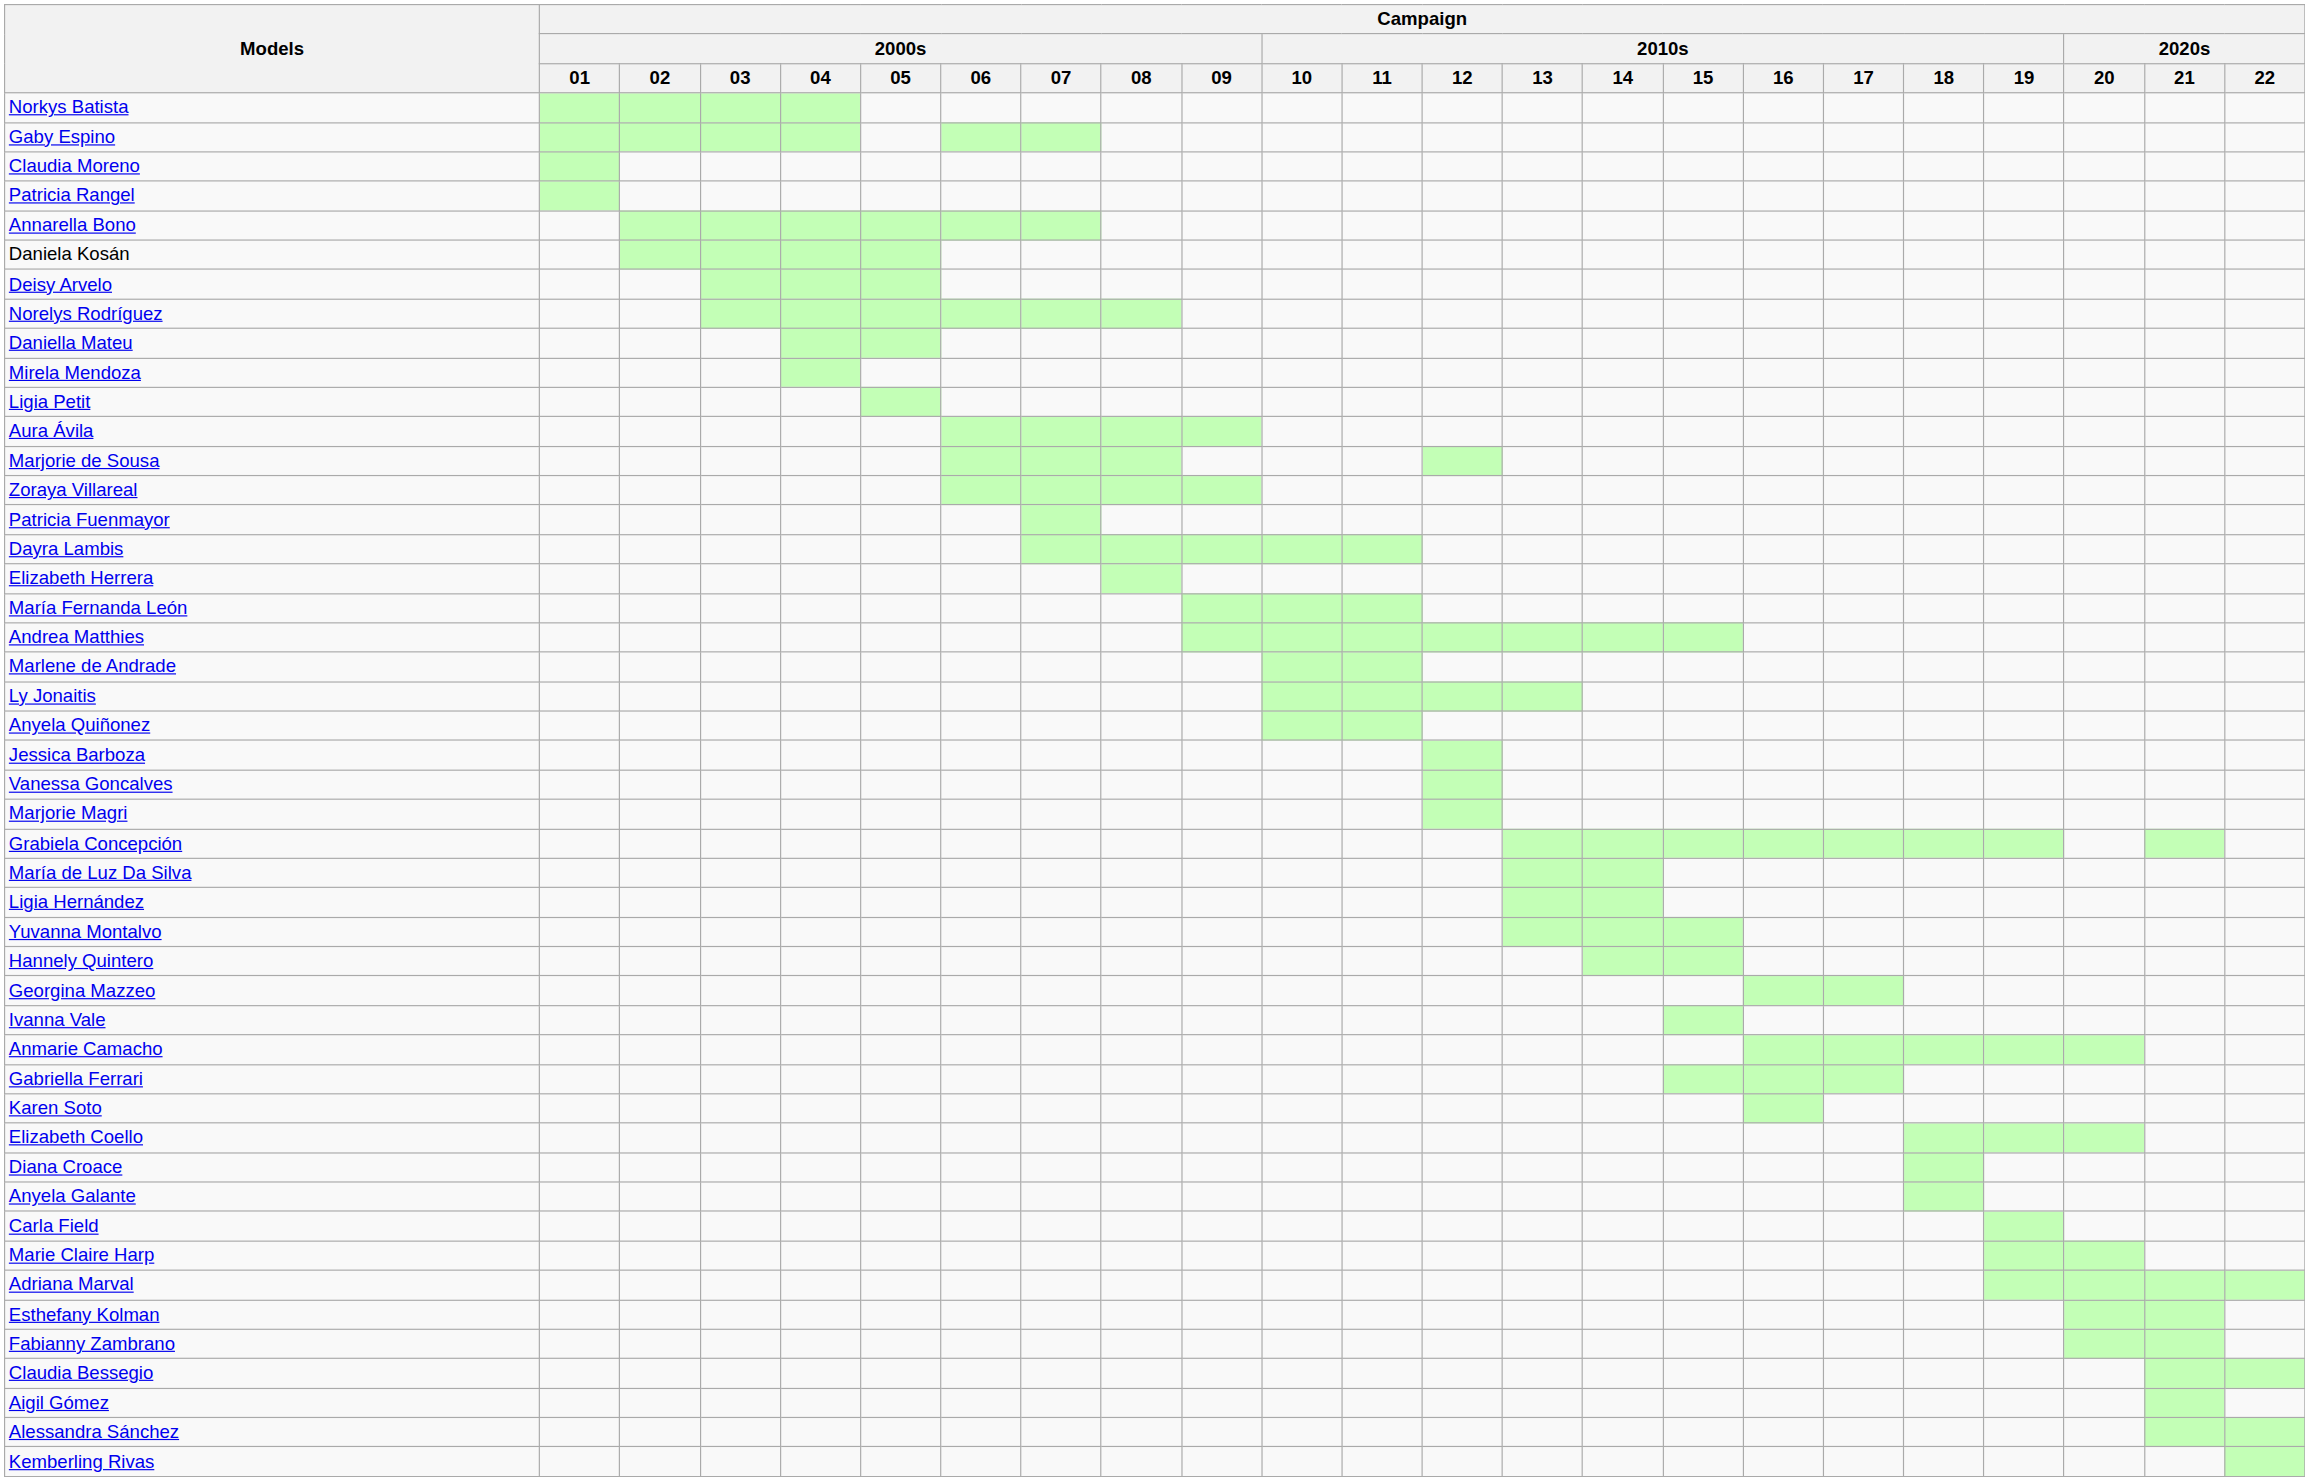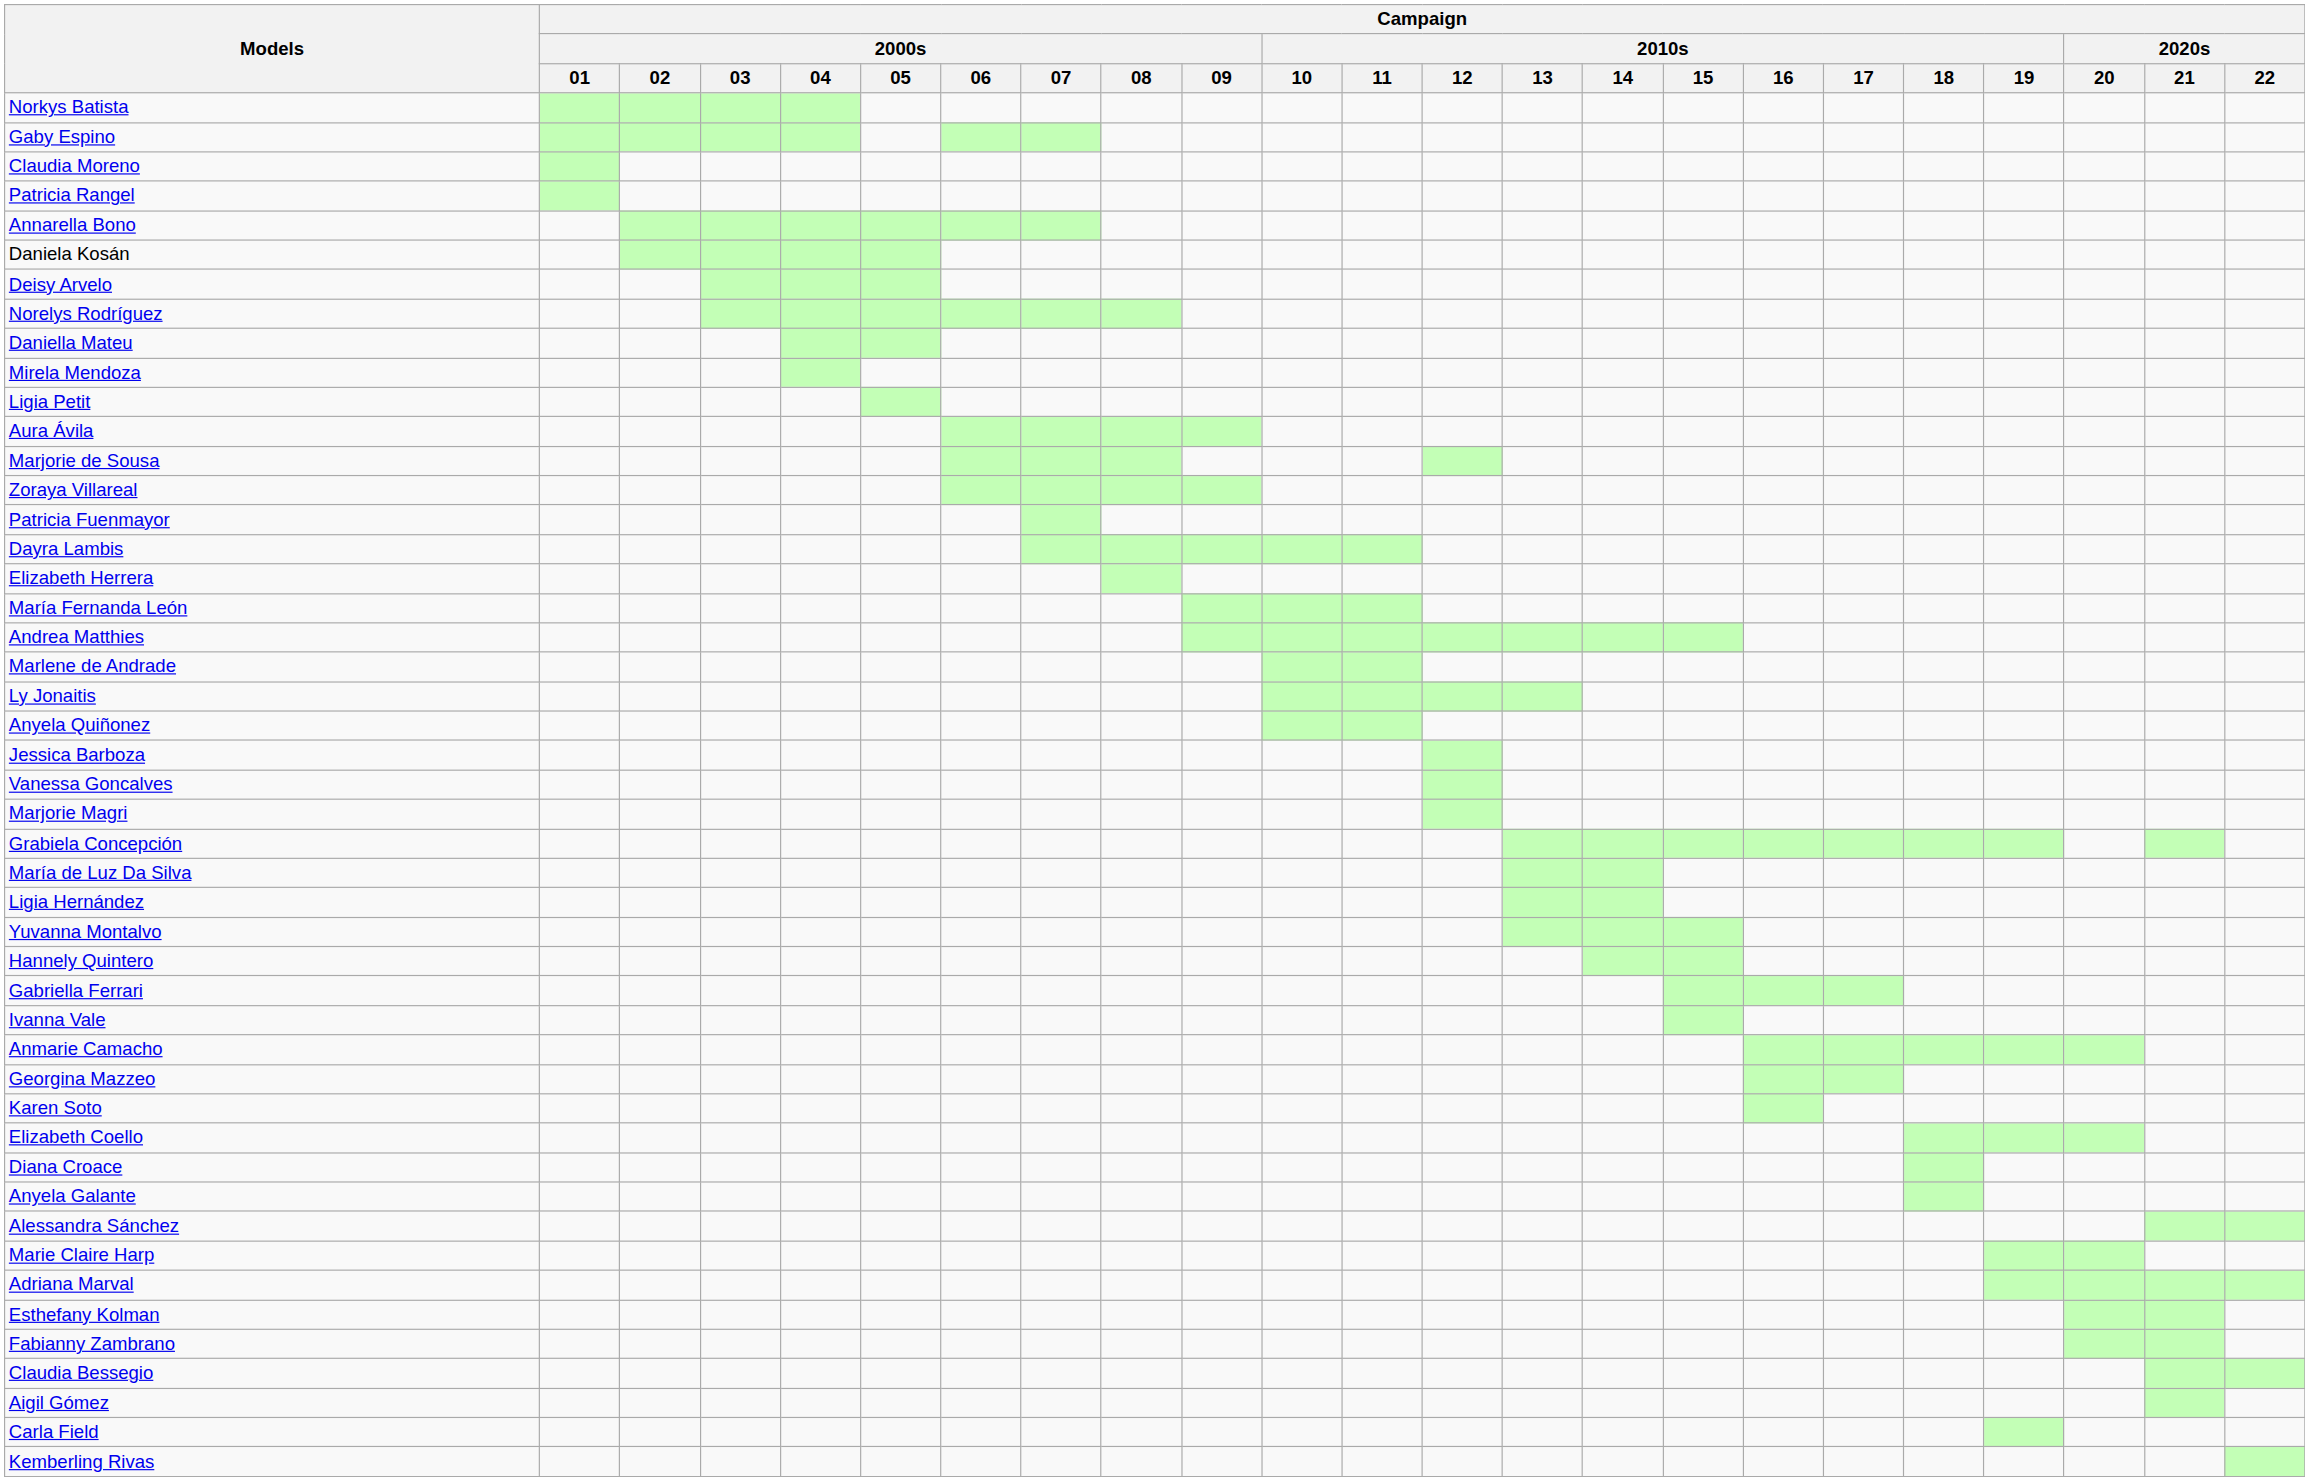rows swapped: (76, 1078) <-> (82, 990)
rows swapped: (54, 1226) <-> (94, 1432)
